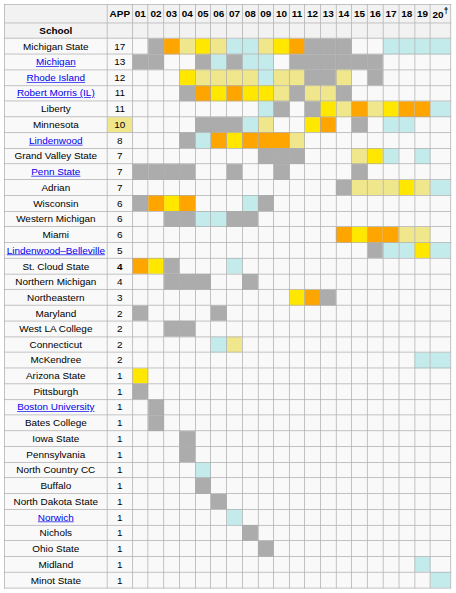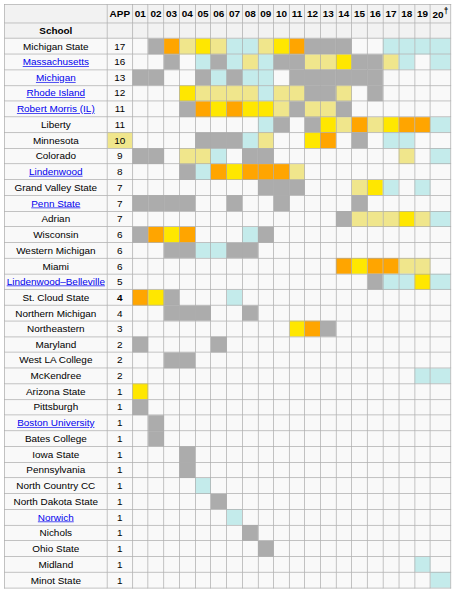+ row: (56, 62)
+ row: (56, 156)
- row: (56, 345)
- row: (56, 486)
